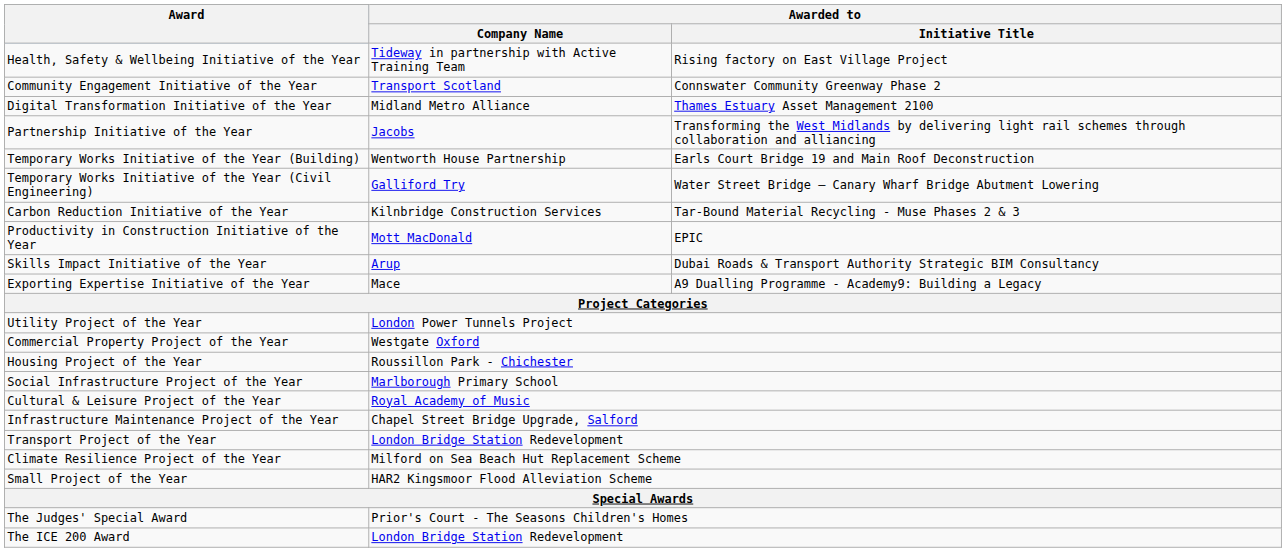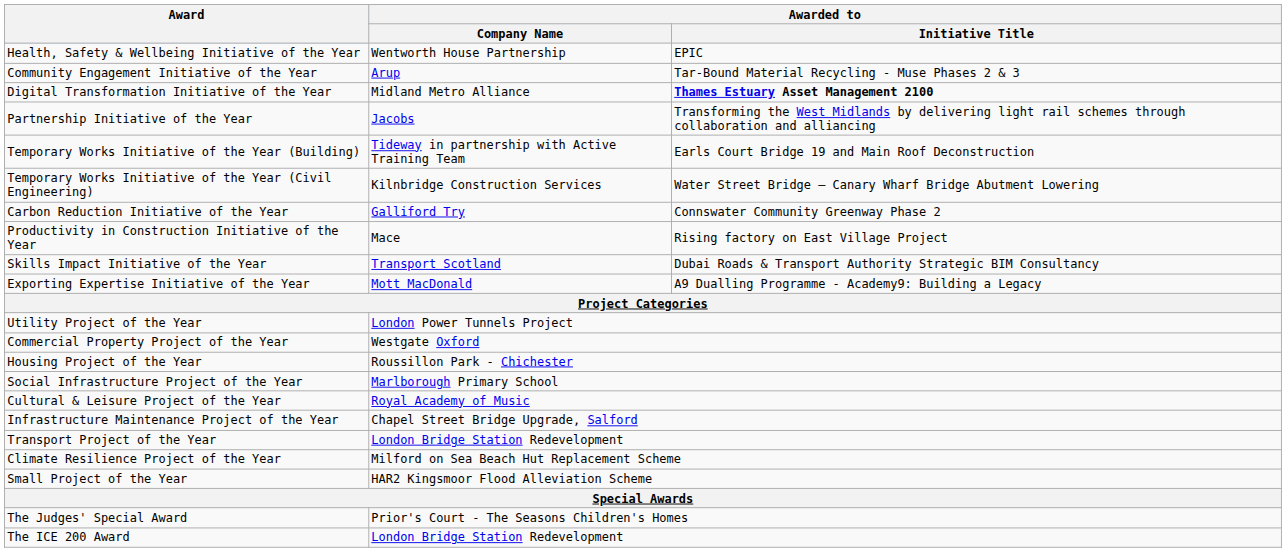(494, 60) Tideway in partnership with Active Training Team -> (469, 53) Wentworth House Partnership
(811, 60) Rising factory on East Village Project -> (689, 53) EPIC
(436, 86) Transport Scotland -> (386, 73) Arup
(807, 86) Connswater Community Greenway Phase 2 -> (847, 73) Tar-Bound Material Recycling - Muse Phases 2 & 3
(804, 106) normal -> (804, 92) bold
(469, 159) Wentworth House Partnership -> (494, 152) Tideway in partnership with Active Training Team
(418, 185) Galliford Try -> (487, 185) Kilnbridge Construction Services
(487, 212) Kilnbridge Construction Services -> (418, 212) Galliford Try
(847, 212) Tar-Bound Material Recycling - Muse Phases 2 & 3 -> (807, 212) Connswater Community Greenway Phase 2
(422, 238) Mott MacDonald -> (386, 238) Mace
(689, 238) EPIC -> (811, 238) Rising factory on East Village Project
(386, 264) Arup -> (436, 264) Transport Scotland
(386, 284) Mace -> (422, 284) Mott MacDonald
